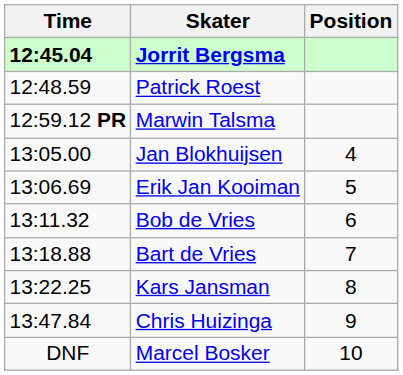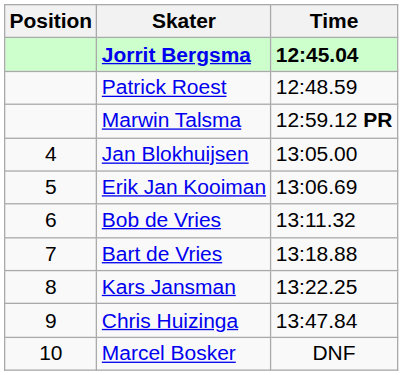columns swapped: (351, 21) <-> (68, 21)
